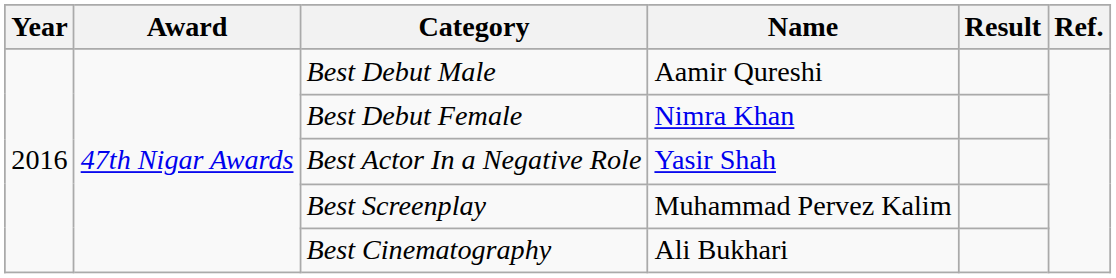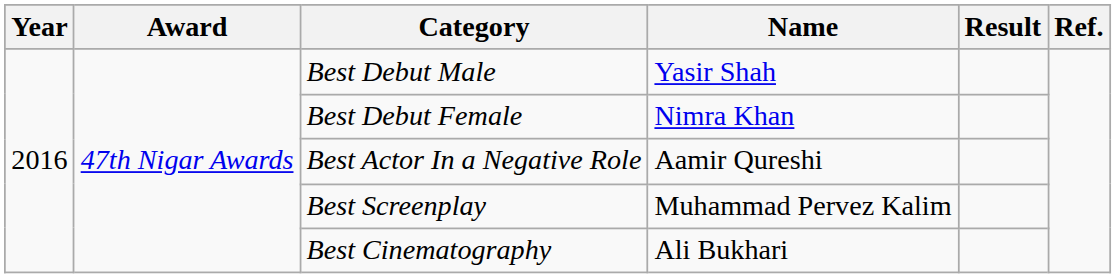(738, 71) Aamir Qureshi -> (715, 71) Yasir Shah
(715, 160) Yasir Shah -> (738, 160) Aamir Qureshi
